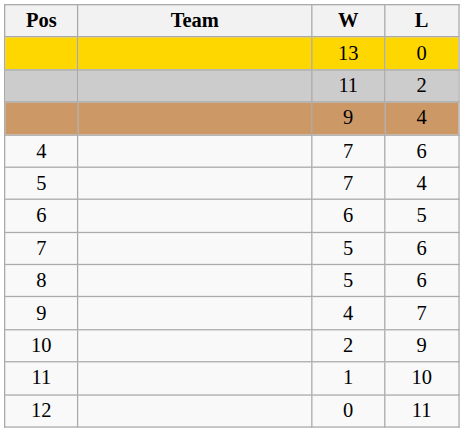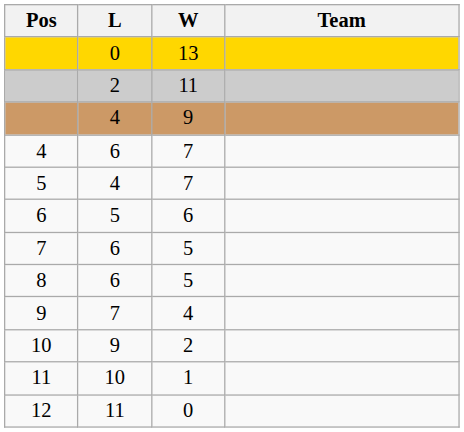columns swapped: (195, 20) <-> (422, 20)
